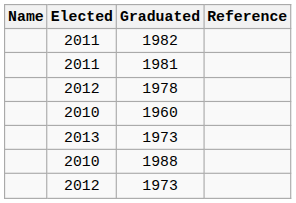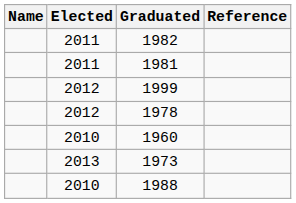+ row: (82, 89)
- row: (82, 186)
